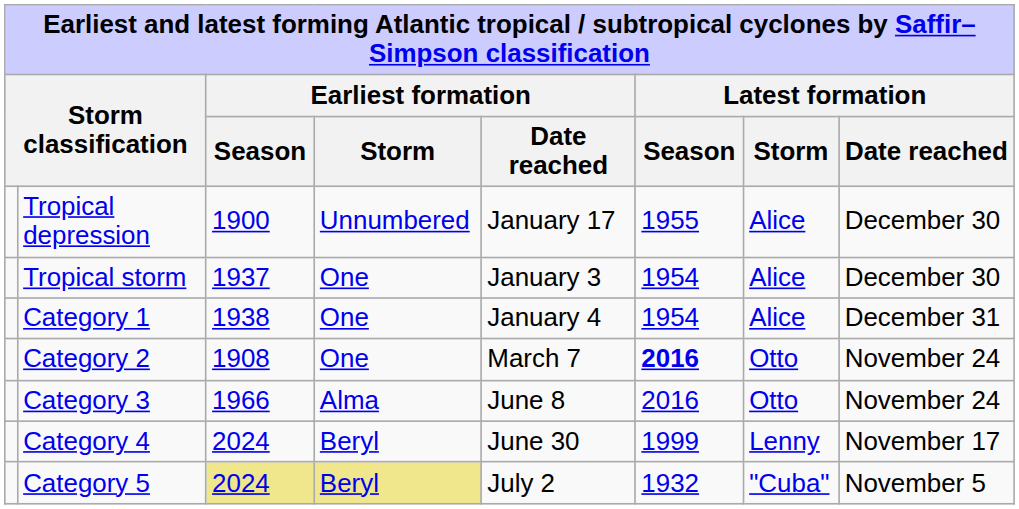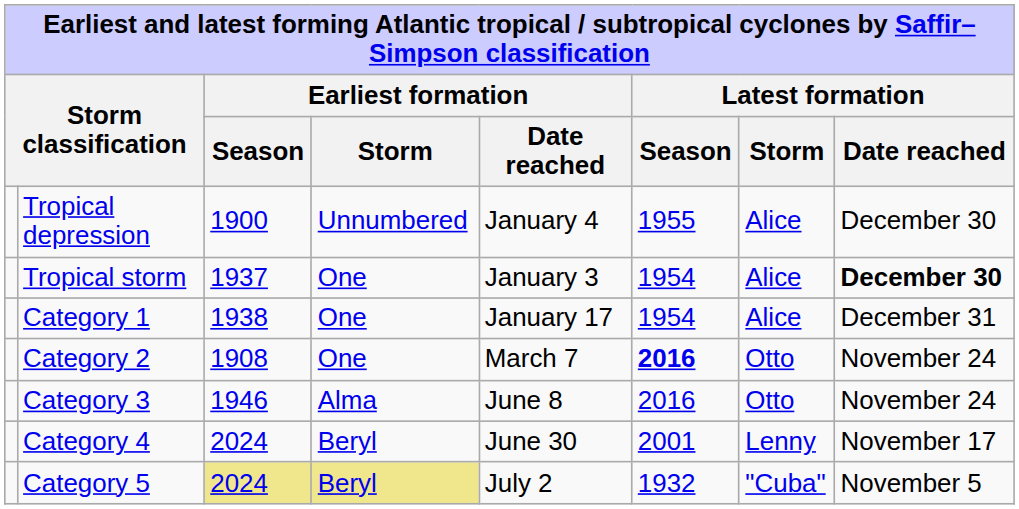(551, 221) January 17 -> (542, 221) January 4
(922, 276) normal -> (921, 276) bold
(544, 318) January 4 -> (549, 318) January 17
(241, 400) 1966 -> (239, 400) 1946
(670, 441) 1999 -> (667, 441) 2001
